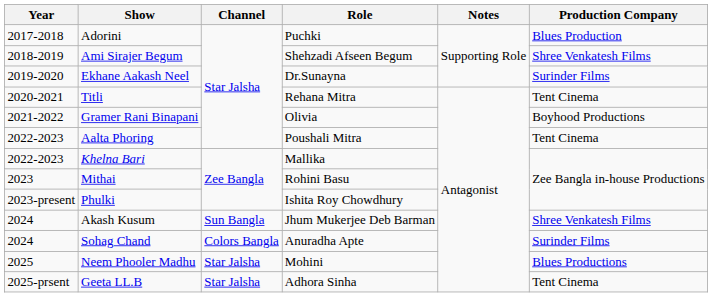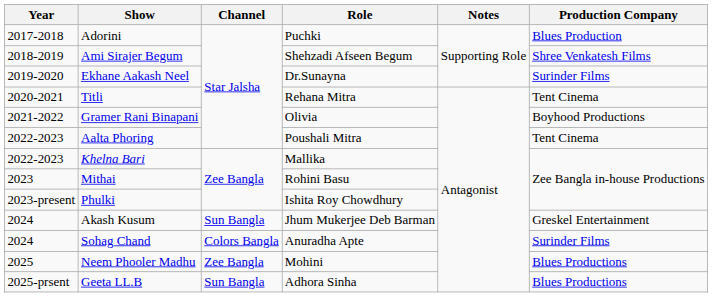(591, 220) Shree Venkatesh Films -> (591, 220) Greskel Entertainment
(232, 261) Star Jalsha -> (234, 261) Zee Bangla
(232, 281) Star Jalsha -> (234, 281) Sun Bangla
(565, 281) Tent Cinema -> (580, 281) Blues Productions
